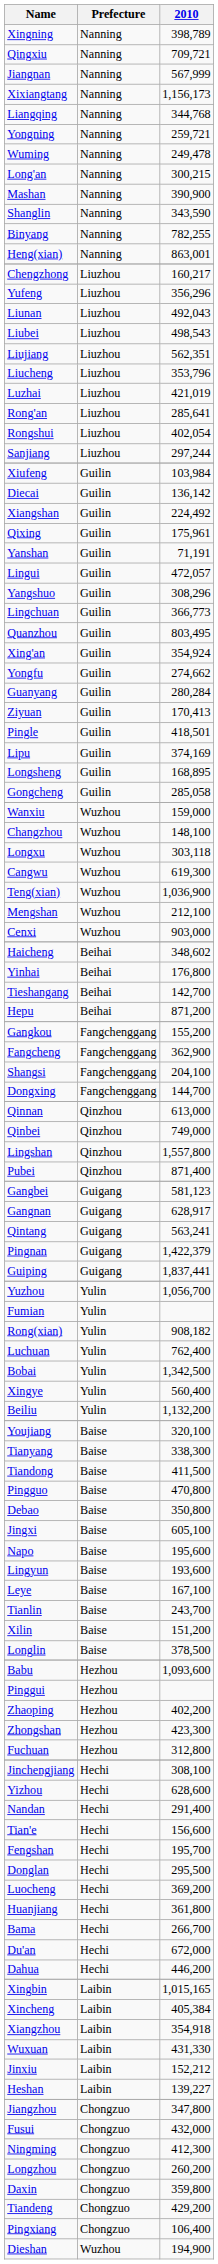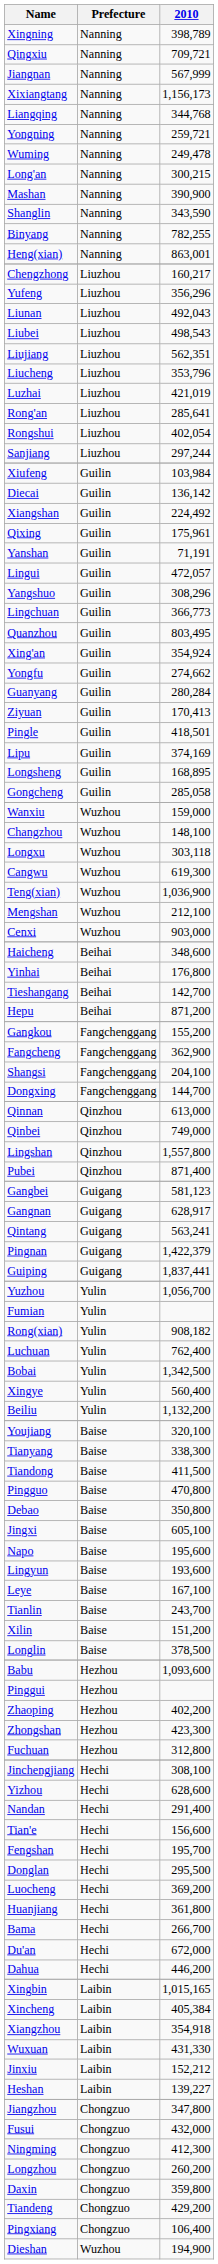(191, 952) 348,602 -> (191, 952) 348,600
